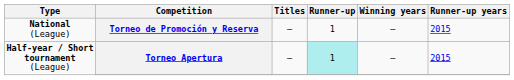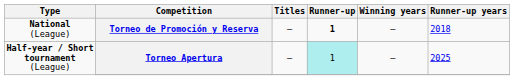(332, 30) normal -> (332, 30) bold
(440, 30) 2015 -> (440, 30) 2018
(440, 58) 2015 -> (440, 58) 2025
